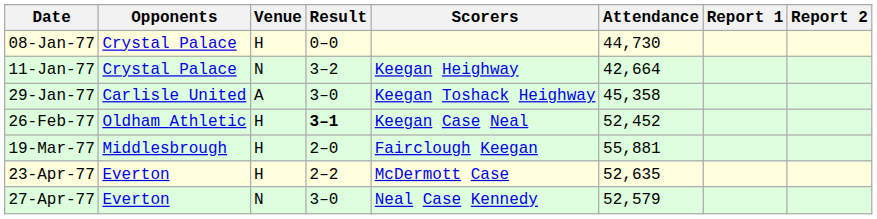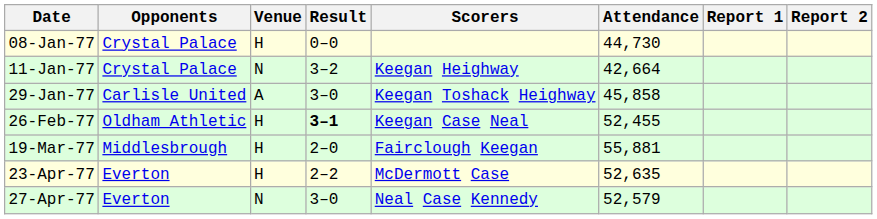(632, 96) 45,358 -> (632, 96) 45,858
(632, 122) 52,452 -> (632, 122) 52,455
